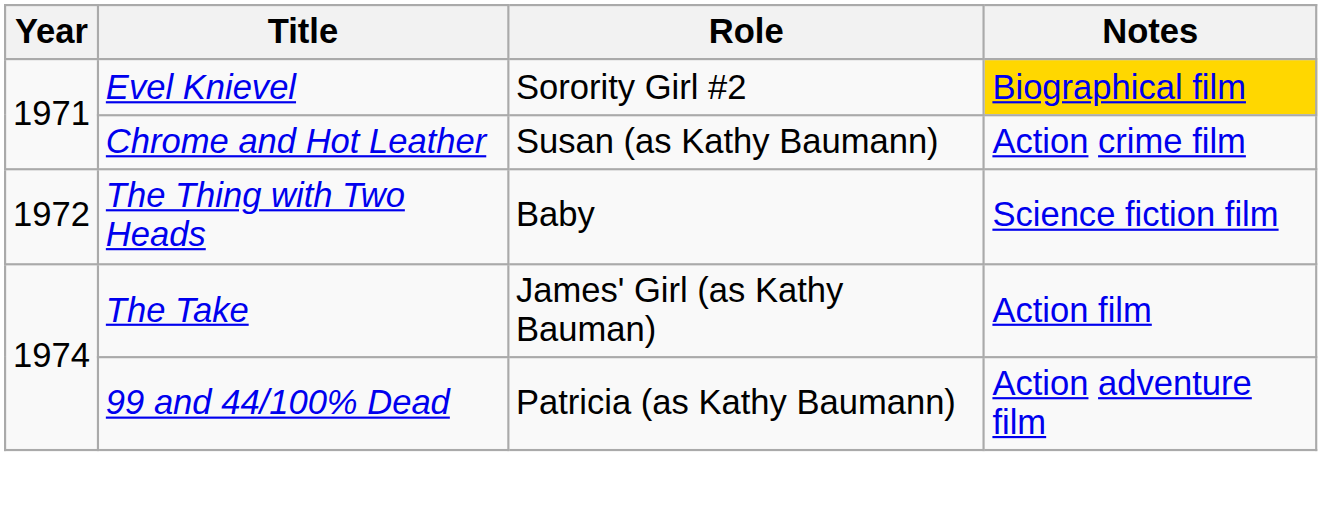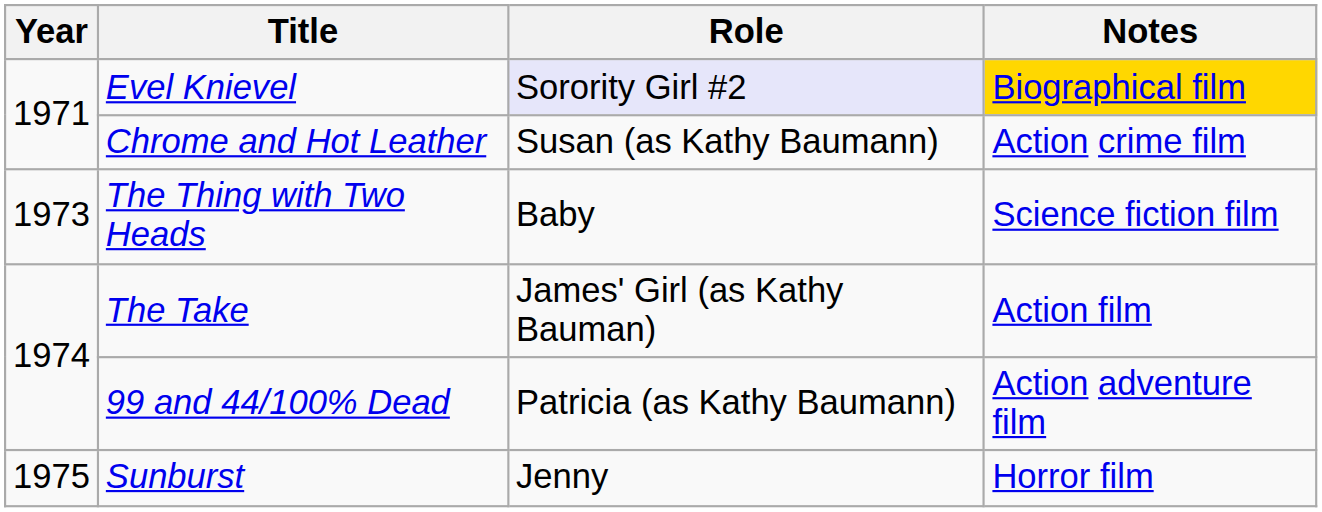(631, 86) no background -> (631, 86) lavender background
(51, 215) 1972 -> (51, 215) 1973
+ row: (175, 477)
